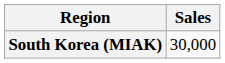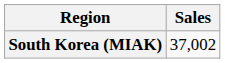(193, 44) 30,000 -> (193, 44) 37,002
